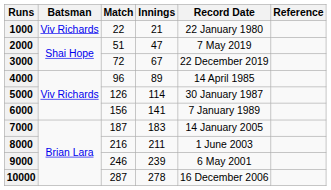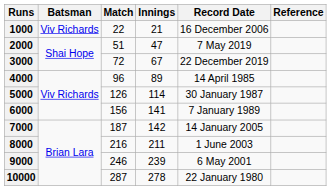(224, 29) 22 January 1980 -> (224, 29) 16 December 2006
(157, 128) 183 -> (157, 128) 142
(224, 177) 16 December 2006 -> (224, 177) 22 January 1980
